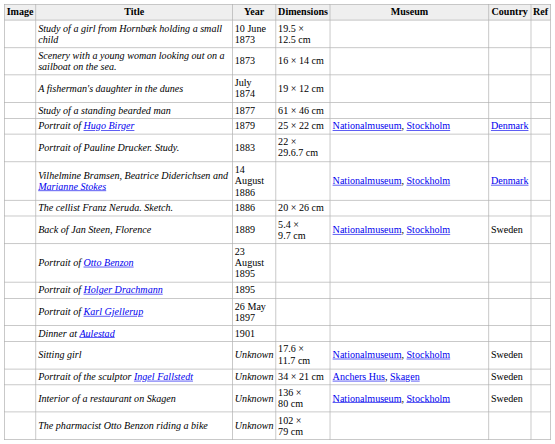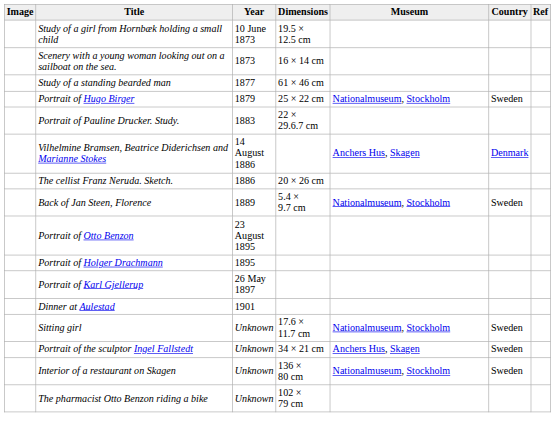- row: (111, 88)
(510, 126) Denmark -> (507, 99) Sweden
(391, 181) Nationalmuseum, Stockholm -> (376, 153) Anchers Hus, Skagen
